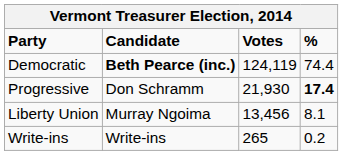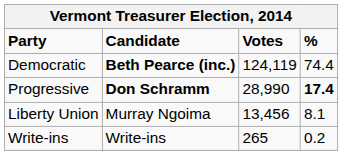(155, 89) normal -> (158, 89) bold
(266, 89) 21,930 -> (266, 89) 28,990
